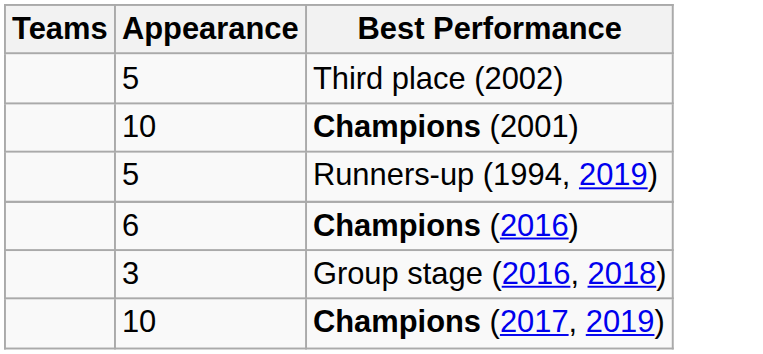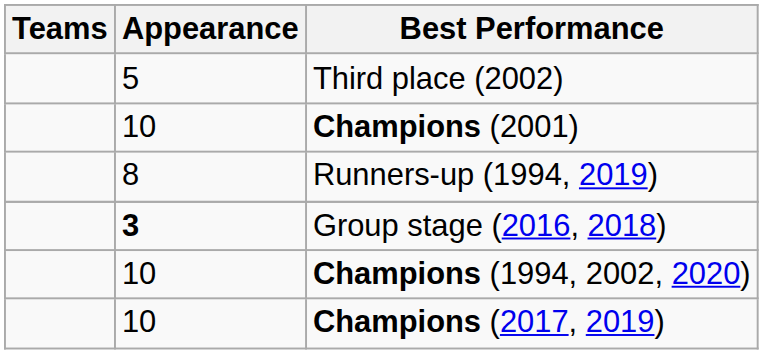(130, 175) 5 -> (130, 175) 8
- row: (446, 224)
(130, 273) normal -> (130, 224) bold
+ row: (532, 273)
